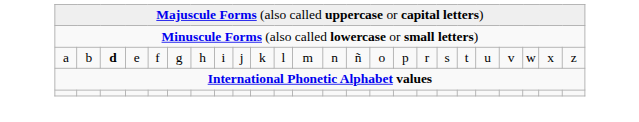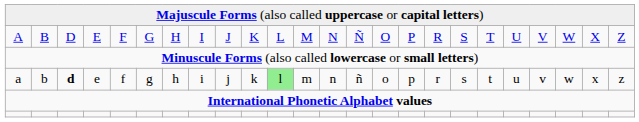+ row: (18, 36)
(283, 57) no background -> (280, 79) lightgreen background
